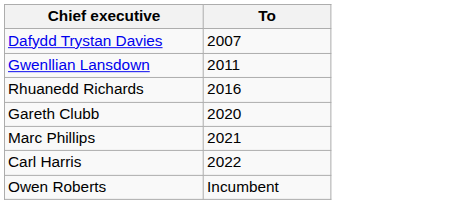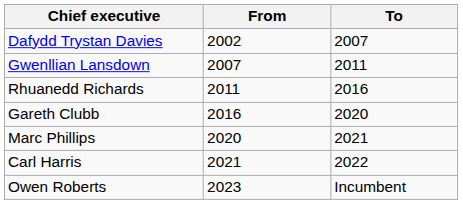+ column: (267, 16)
